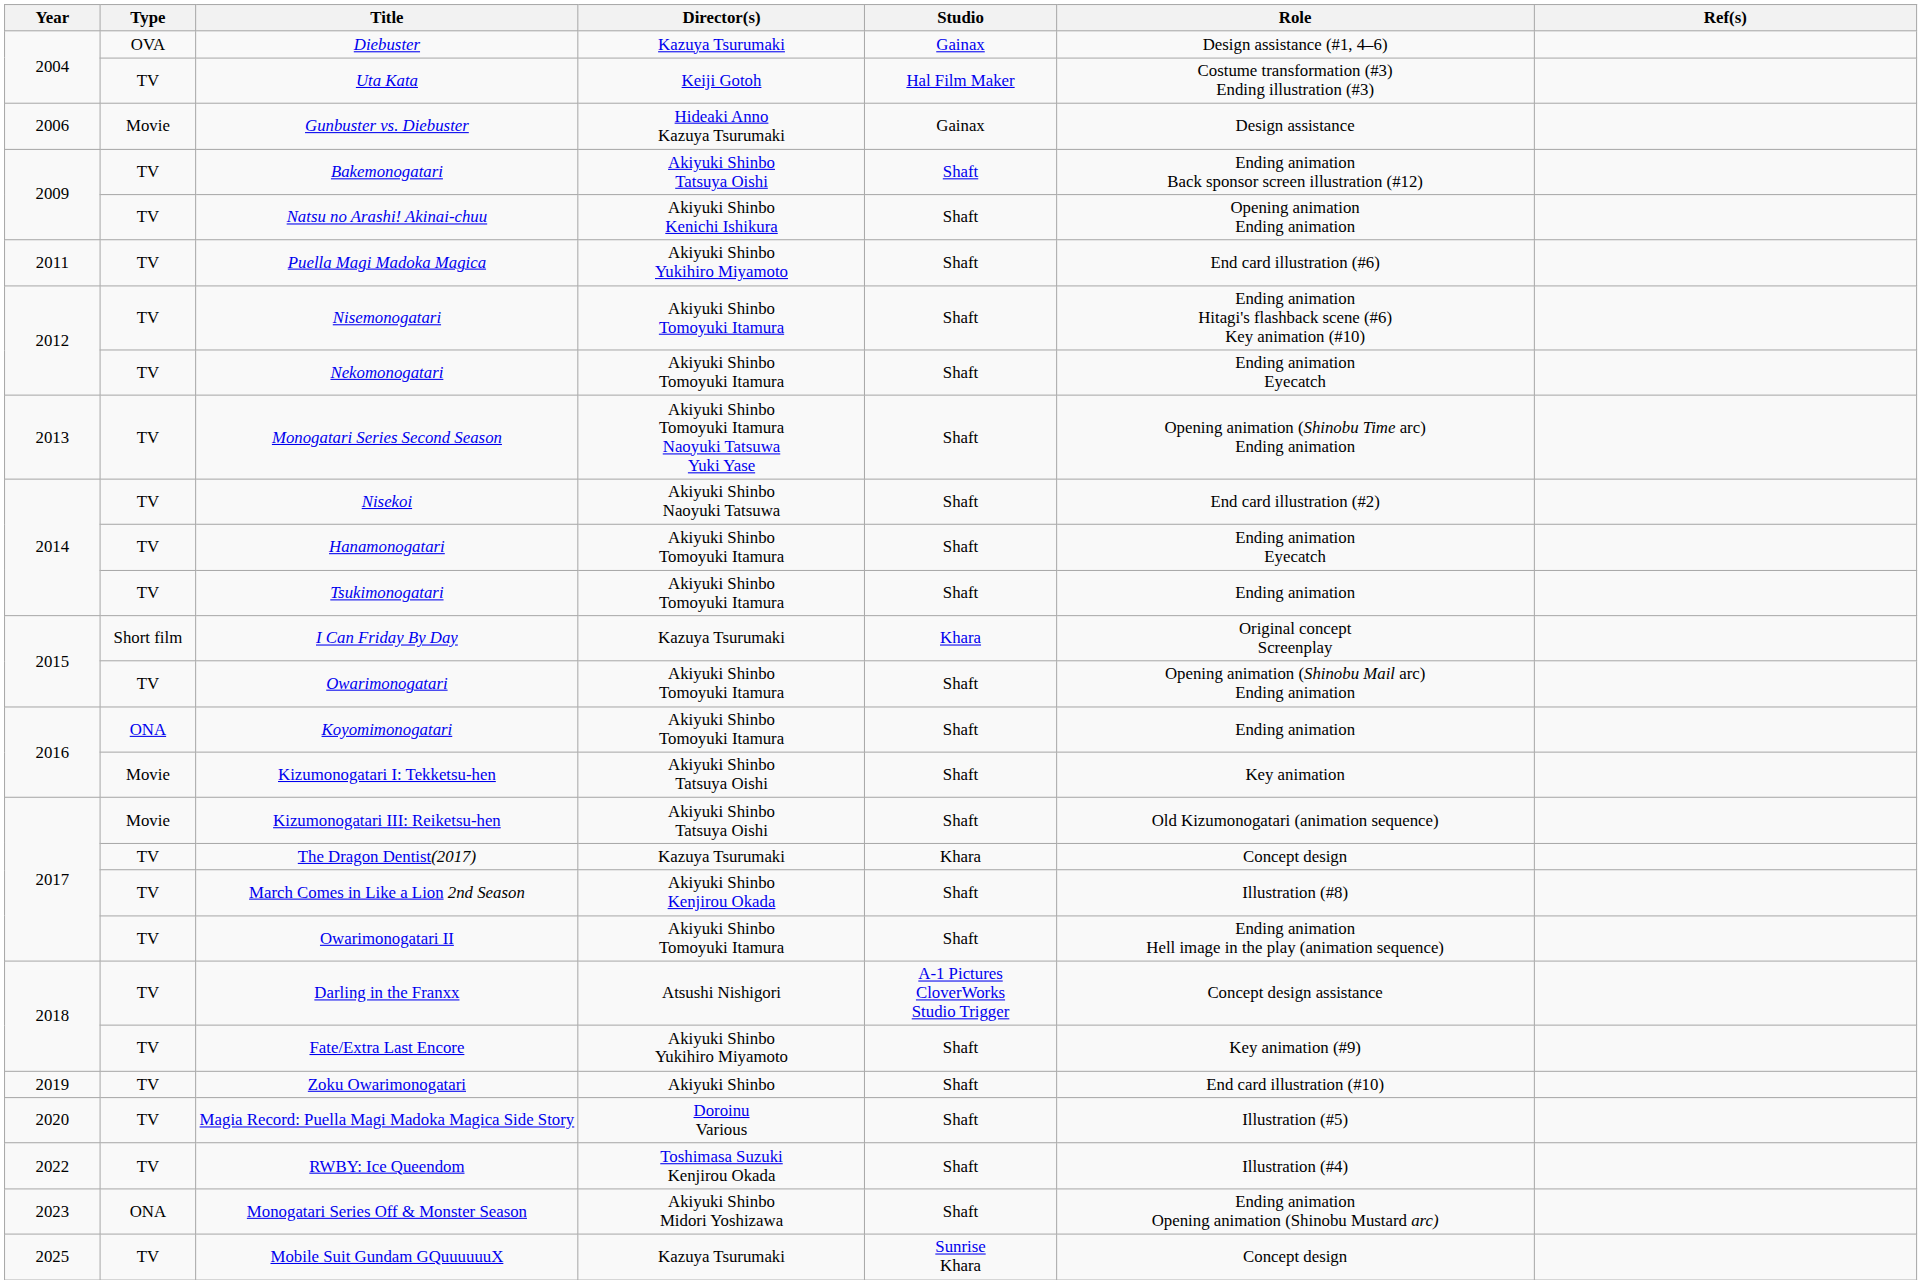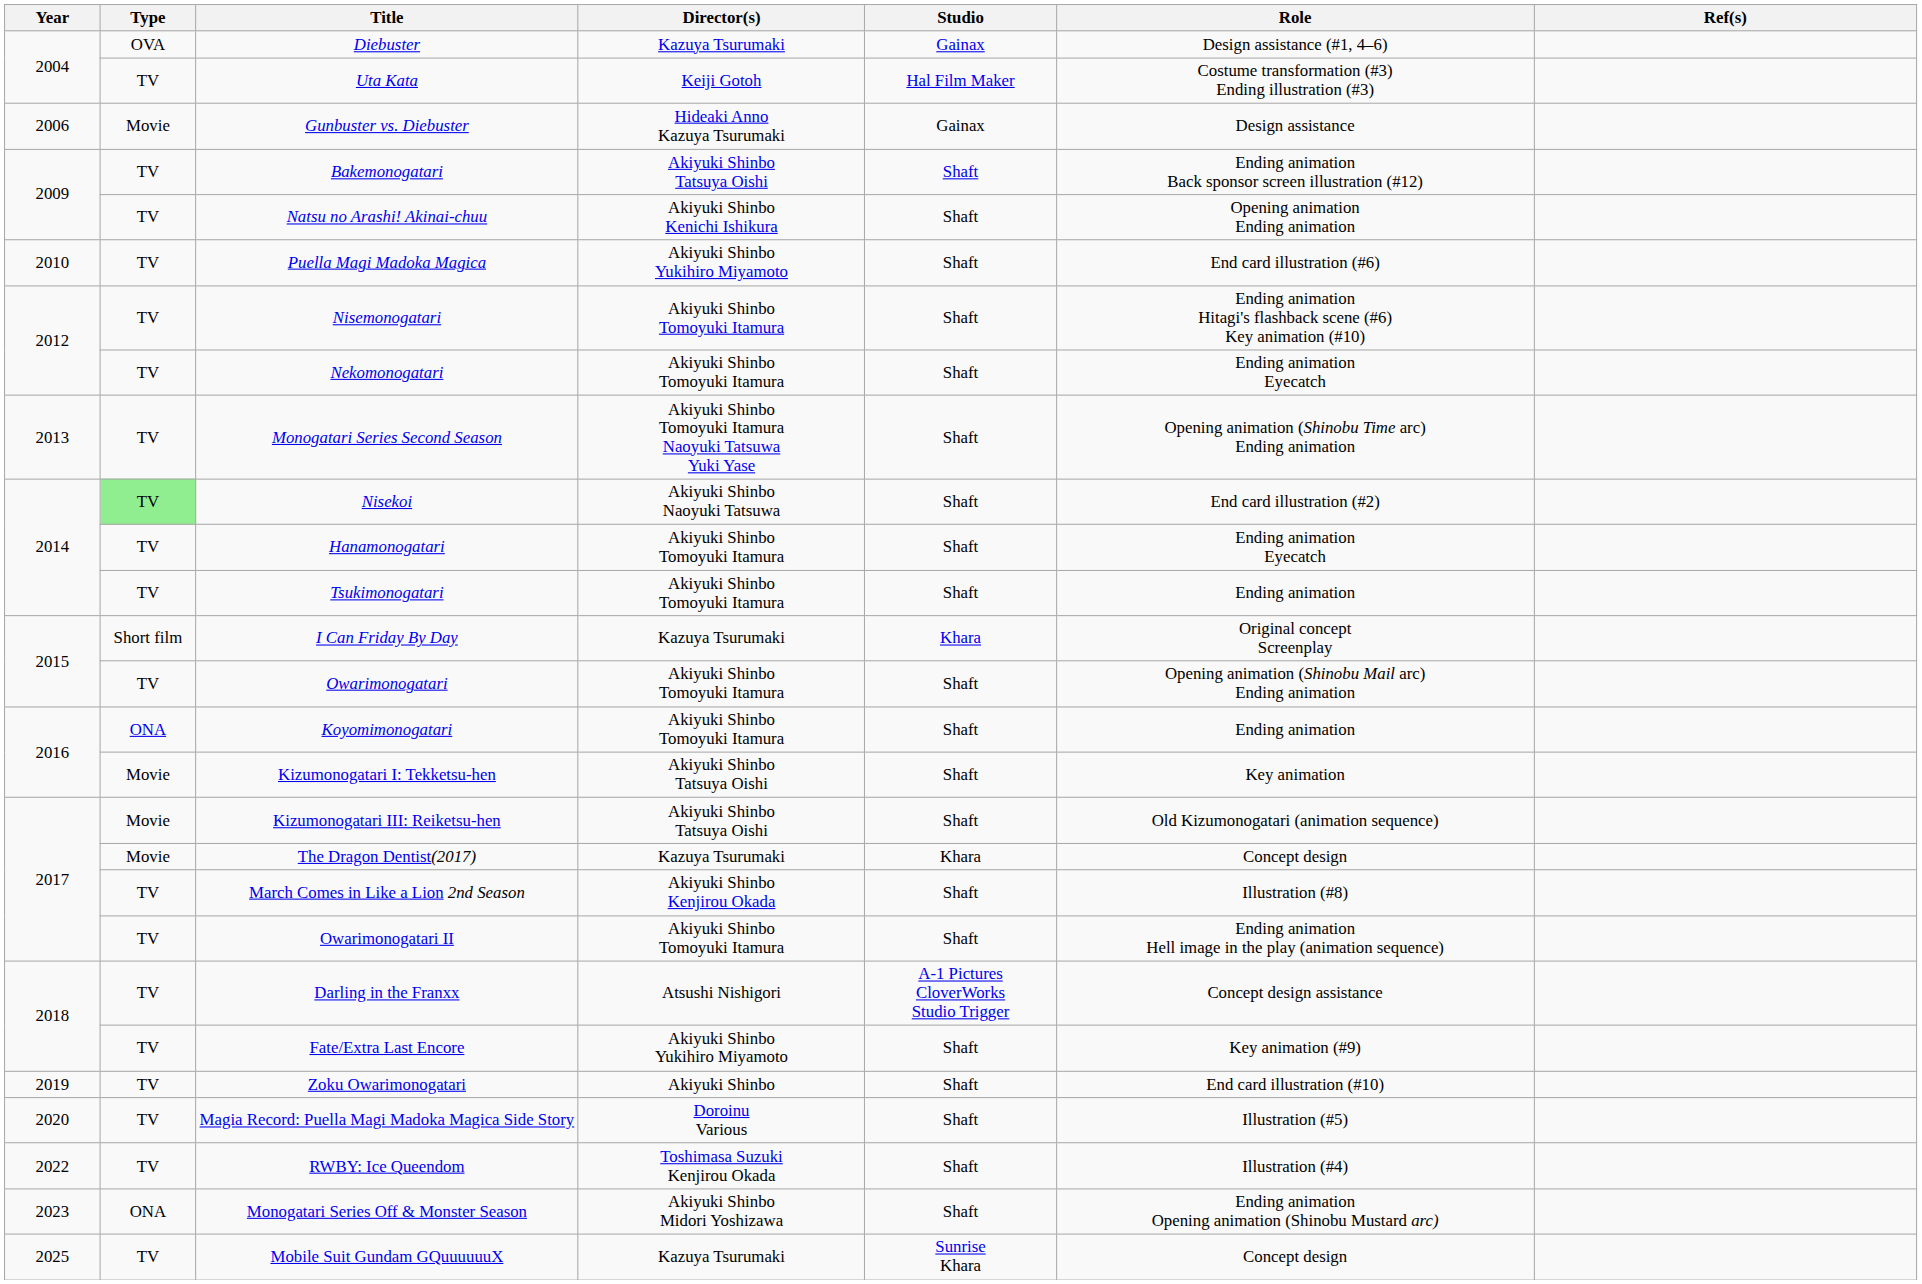(52, 262) 2011 -> (52, 262) 2010
(148, 501) no background -> (148, 501) lightgreen background
(148, 856) TV -> (148, 856) Movie
